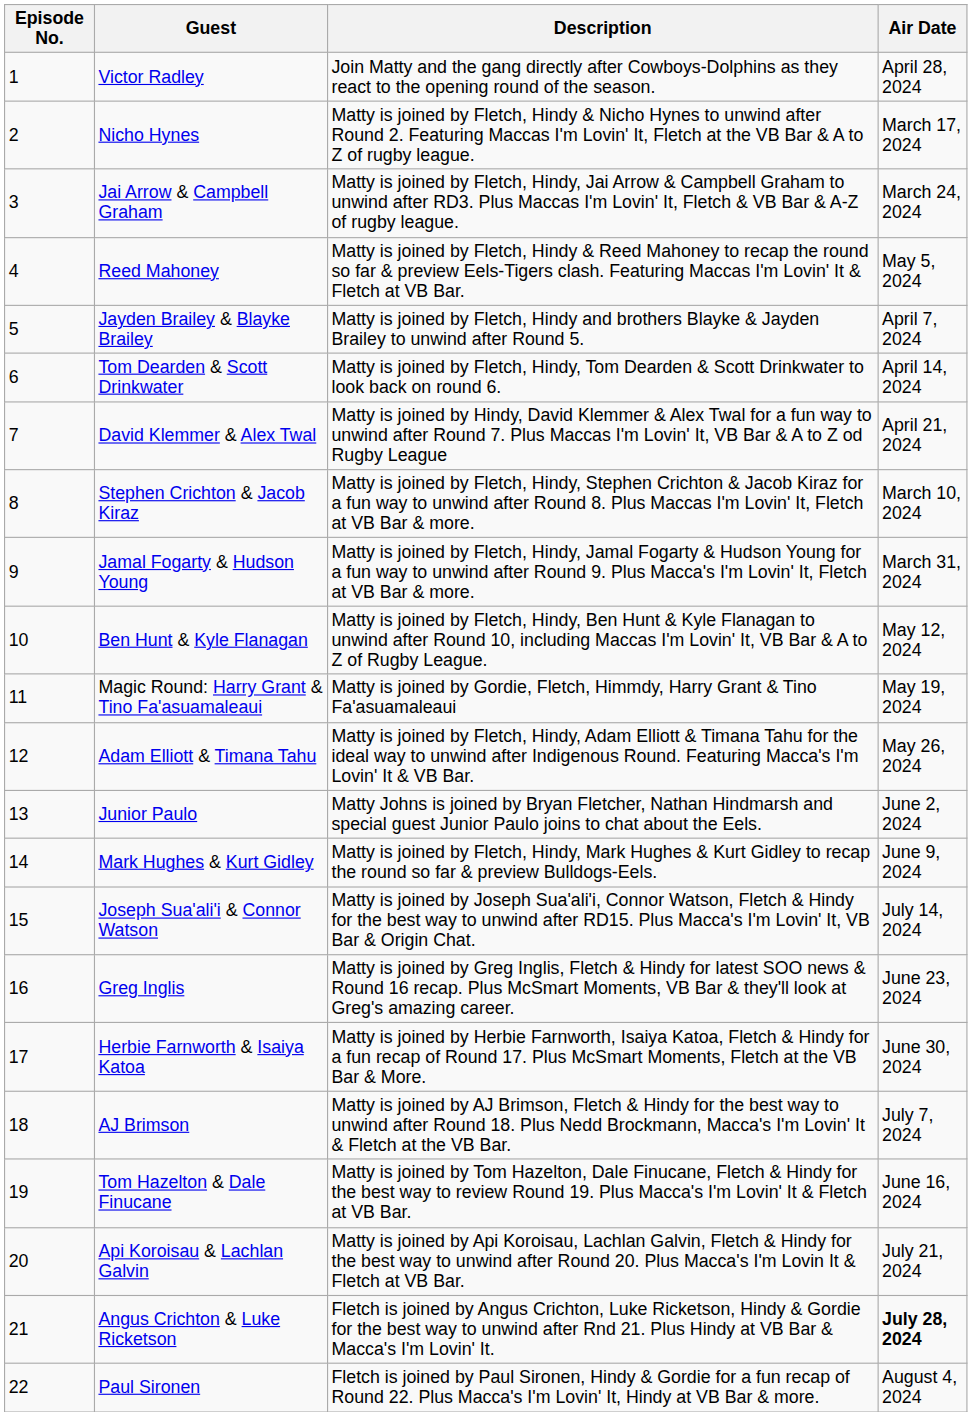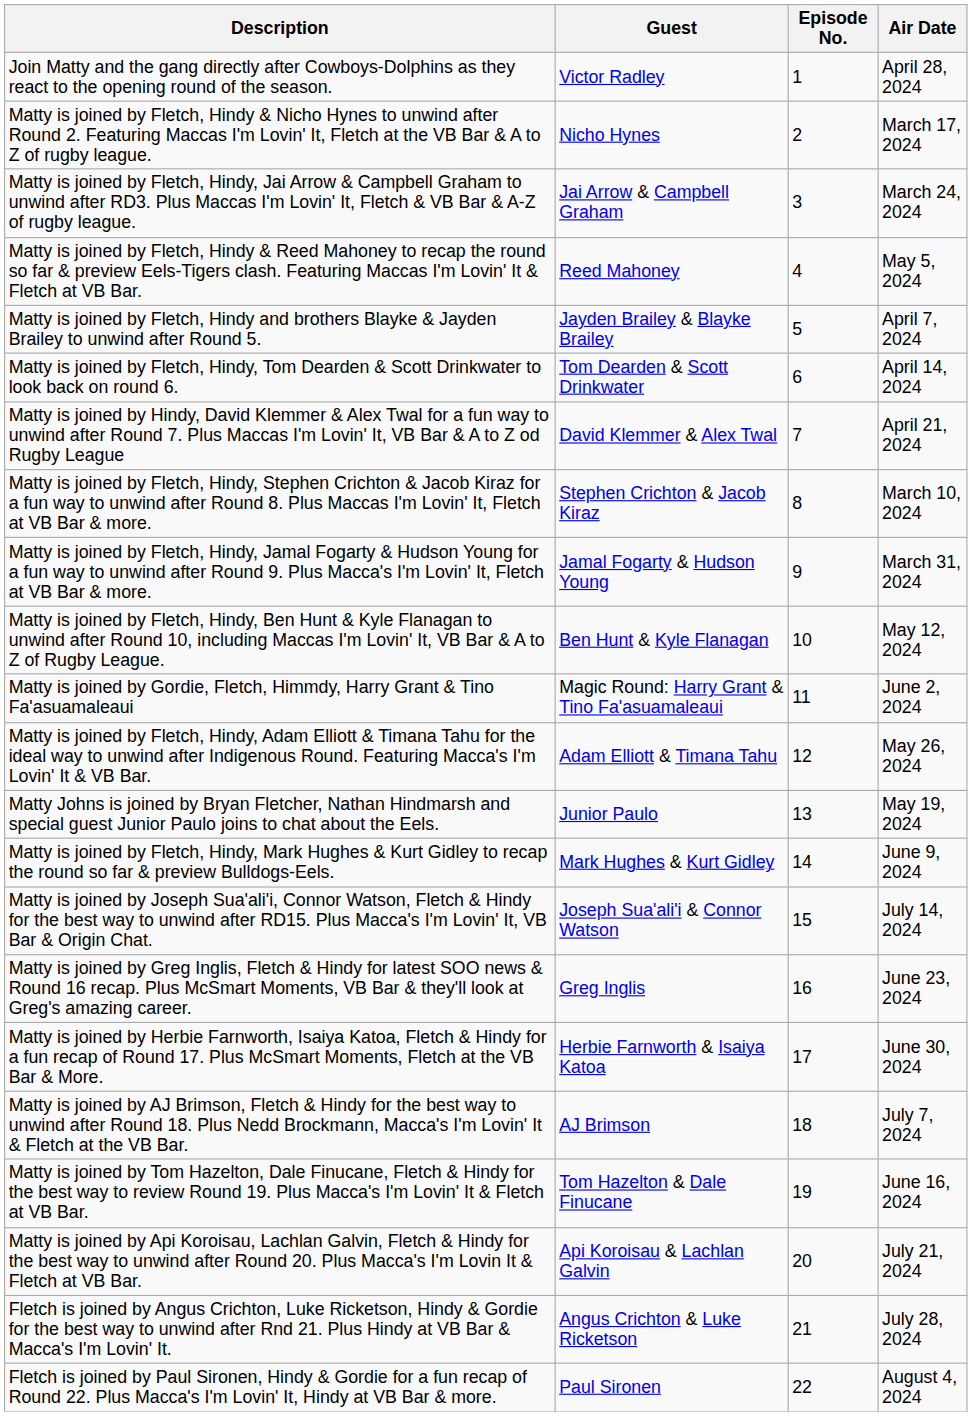columns swapped: (49, 28) <-> (603, 28)
(914, 698) May 19, 2024 -> (911, 698) June 2, 2024
(911, 814) June 2, 2024 -> (914, 814) May 19, 2024
(915, 1329) bold -> (913, 1329) normal
